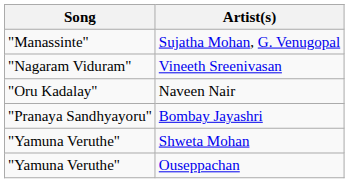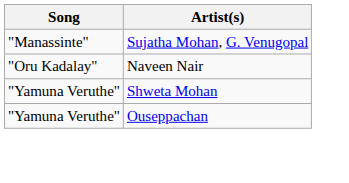- row: (220, 66)
- row: (211, 116)
